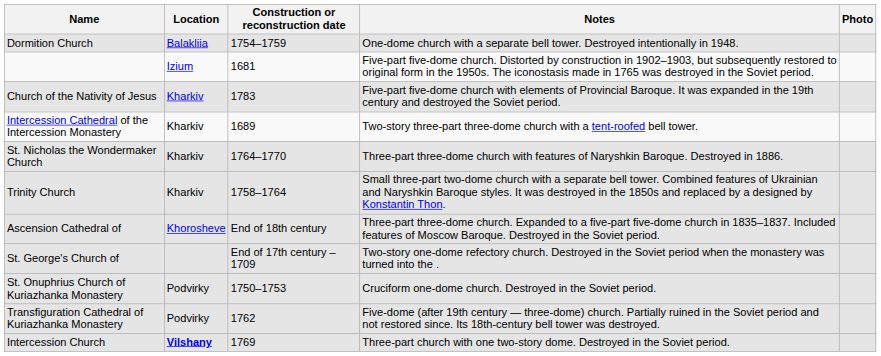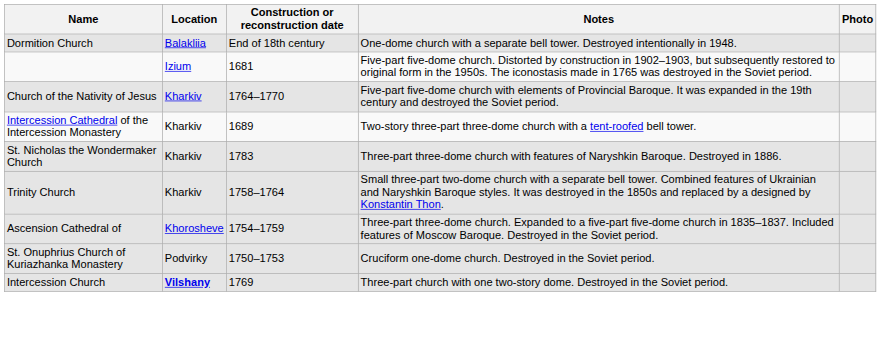(258, 43) 1754–1759 -> (277, 43) End of 18th century
(243, 96) 1783 -> (256, 96) 1764–1770
(258, 156) 1764–1770 -> (241, 156) 1783
(279, 228) End of 18th century -> (256, 228) 1754–1759
- row: (63, 258)
- row: (75, 318)
